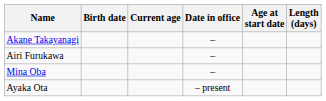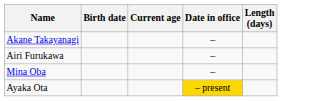- column: (265, 18)
(213, 88) no background -> (213, 88) gold background
